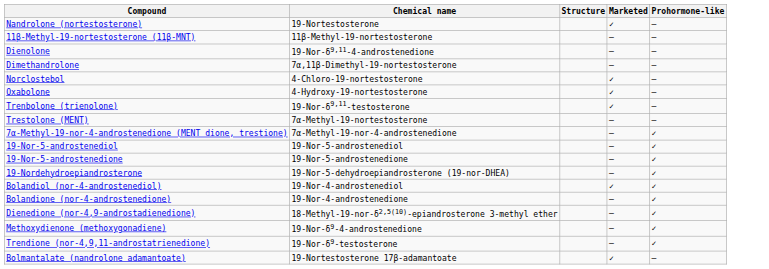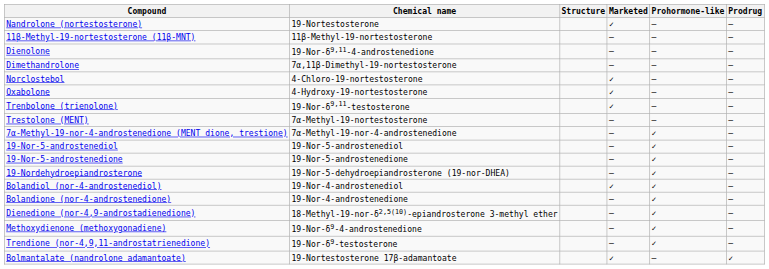+ column: (745, 11)
